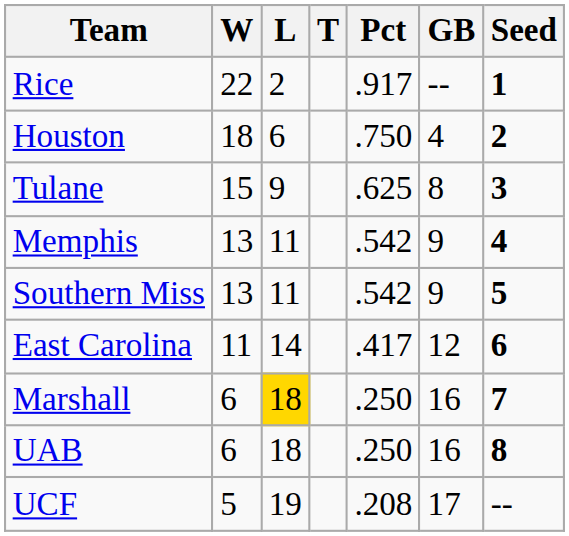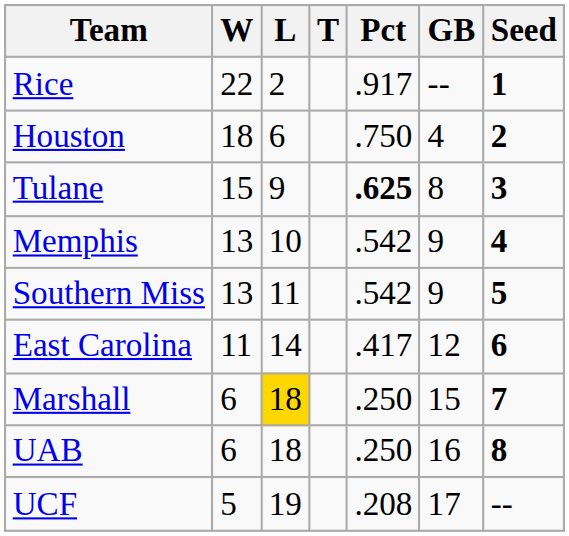(383, 188) normal -> (383, 188) bold
(285, 240) 11 -> (285, 240) 10
(444, 398) 16 -> (444, 398) 15
